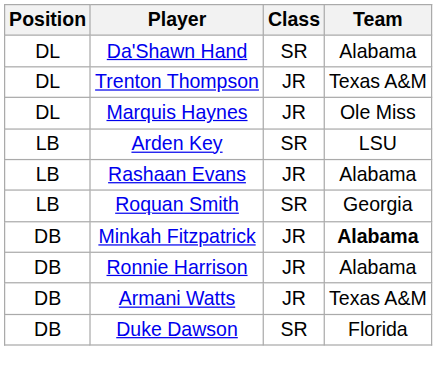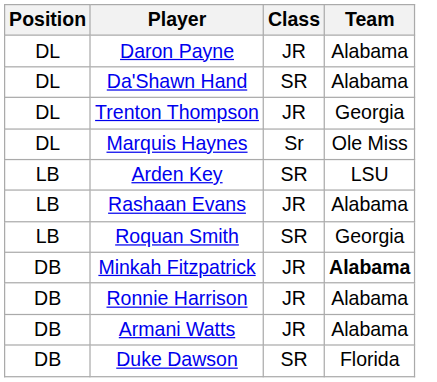+ row: (177, 50)
(378, 81) Texas A&M -> (370, 112) Georgia
(294, 112) JR -> (294, 143) Sr
(378, 298) Texas A&M -> (370, 329) Alabama
